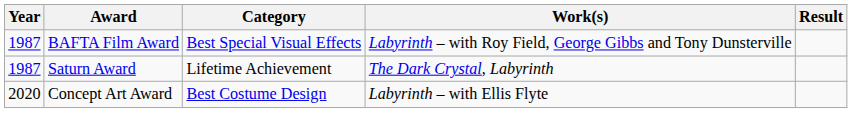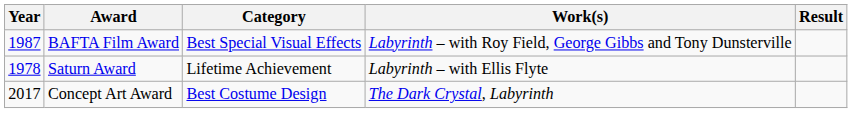(24, 68) 1987 -> (24, 68) 1978
(461, 68) The Dark Crystal, Labyrinth -> (459, 68) Labyrinth – with Ellis Flyte
(24, 94) 2020 -> (24, 94) 2017
(459, 94) Labyrinth – with Ellis Flyte -> (461, 94) The Dark Crystal, Labyrinth
